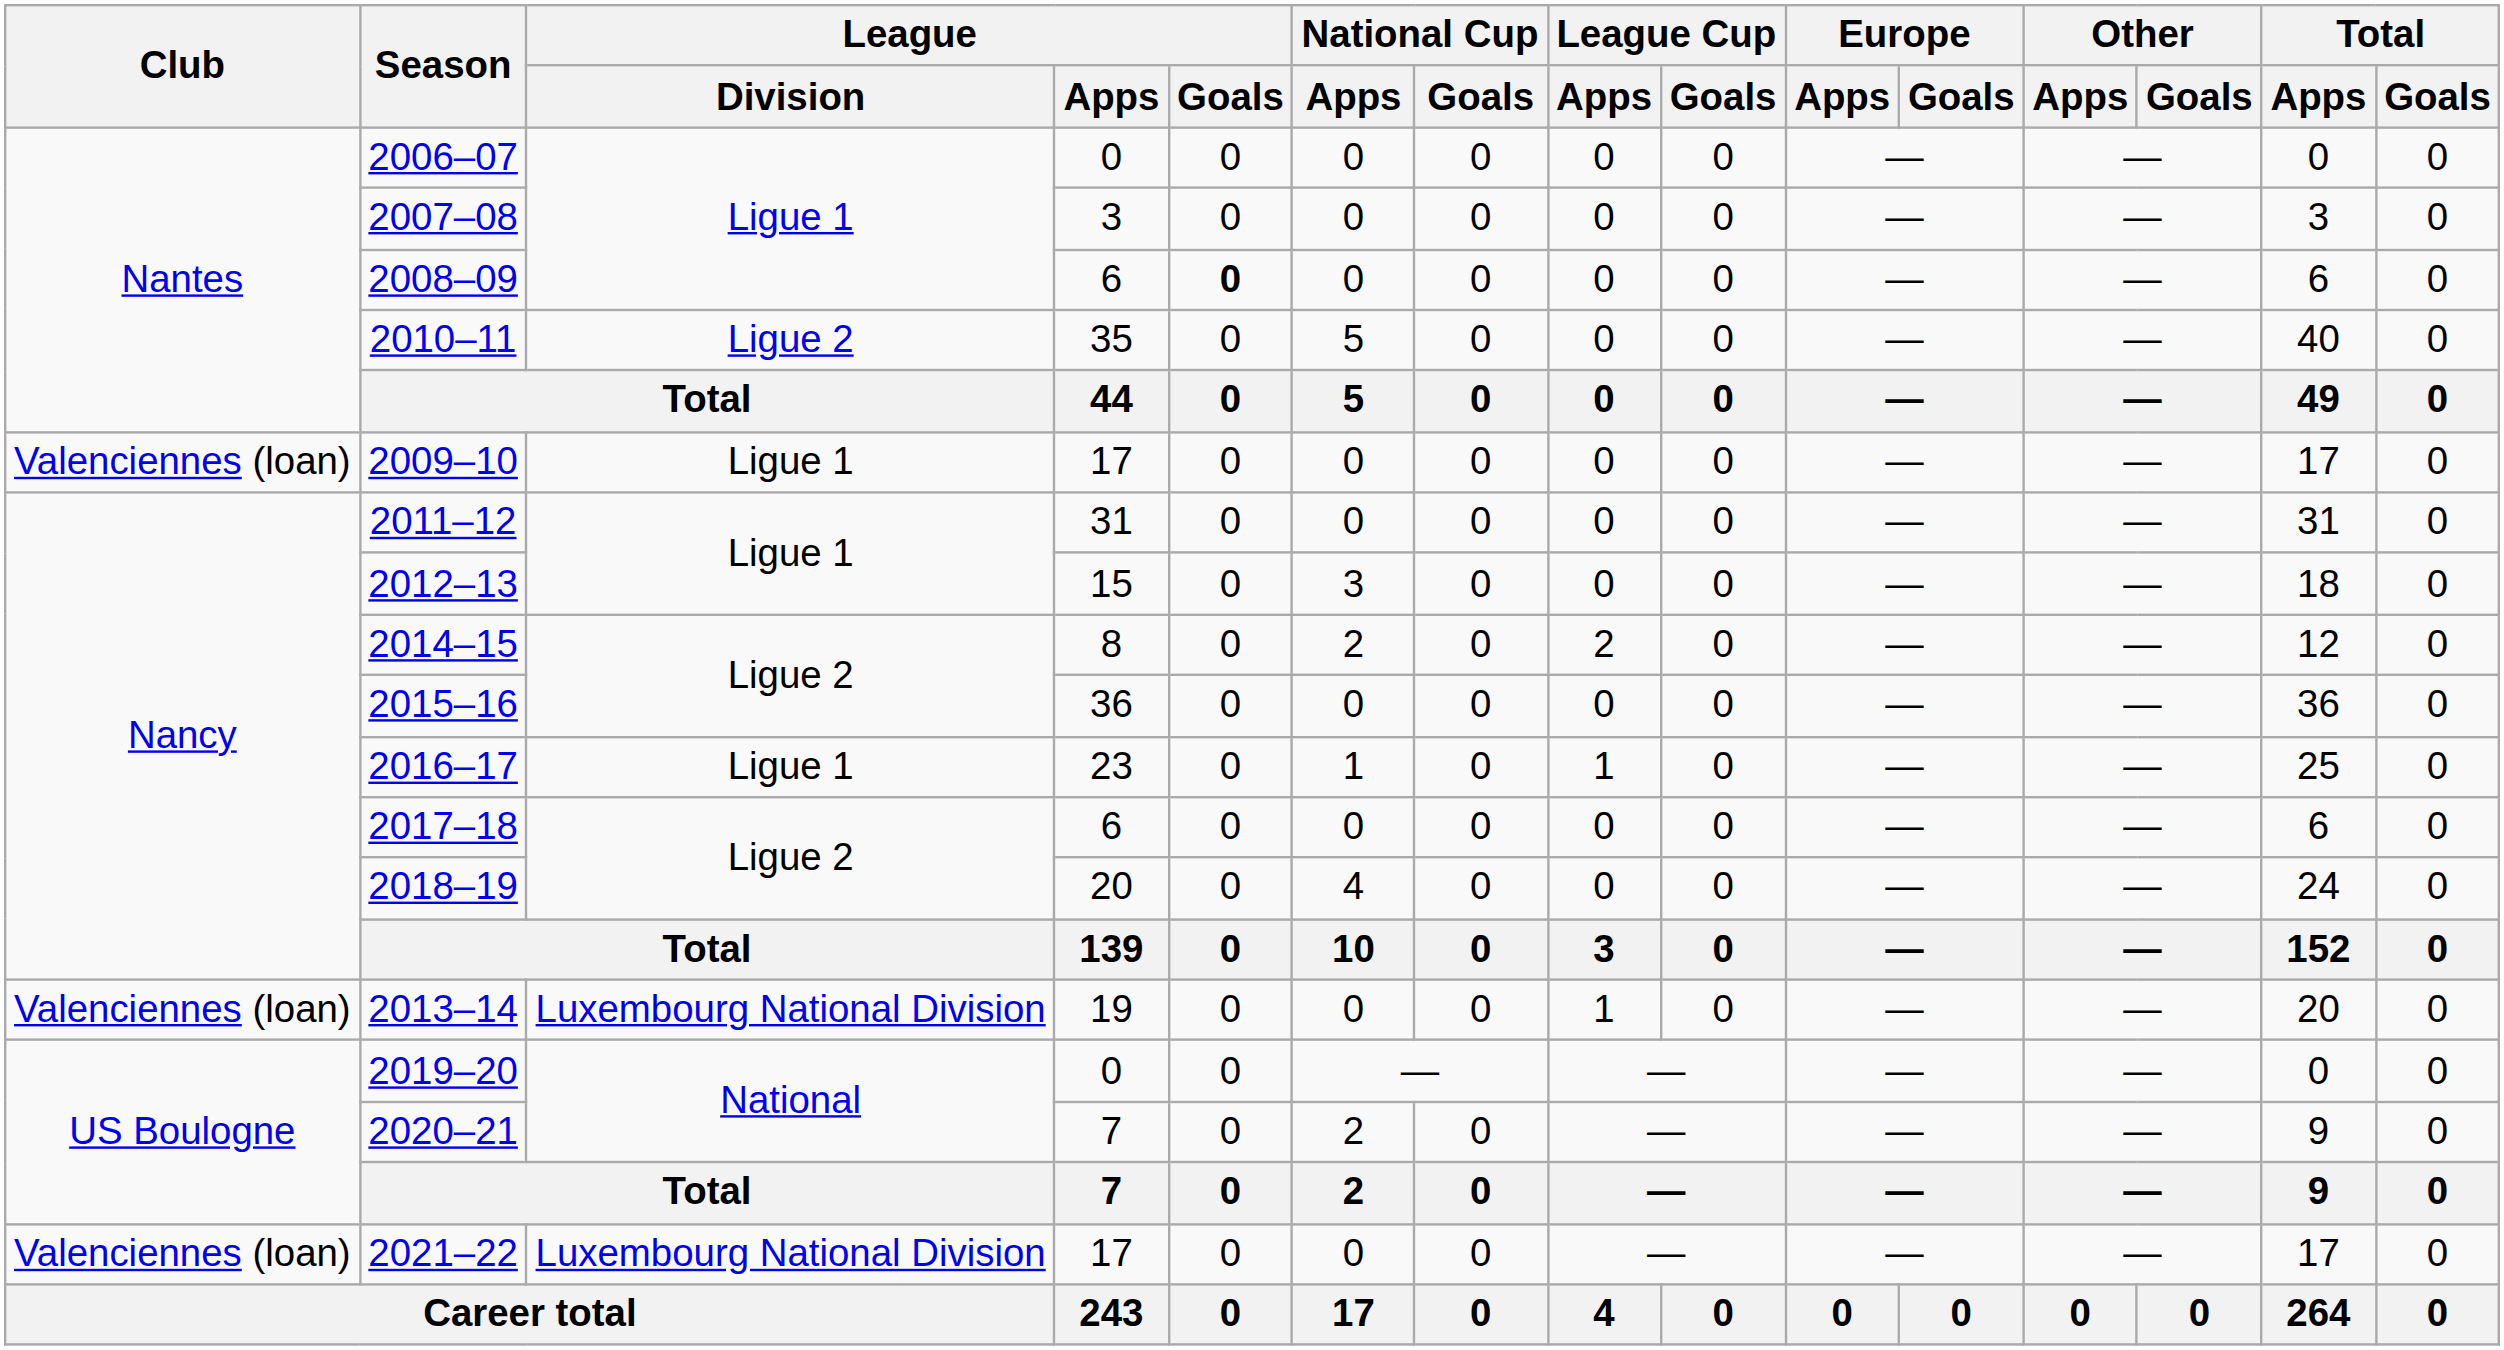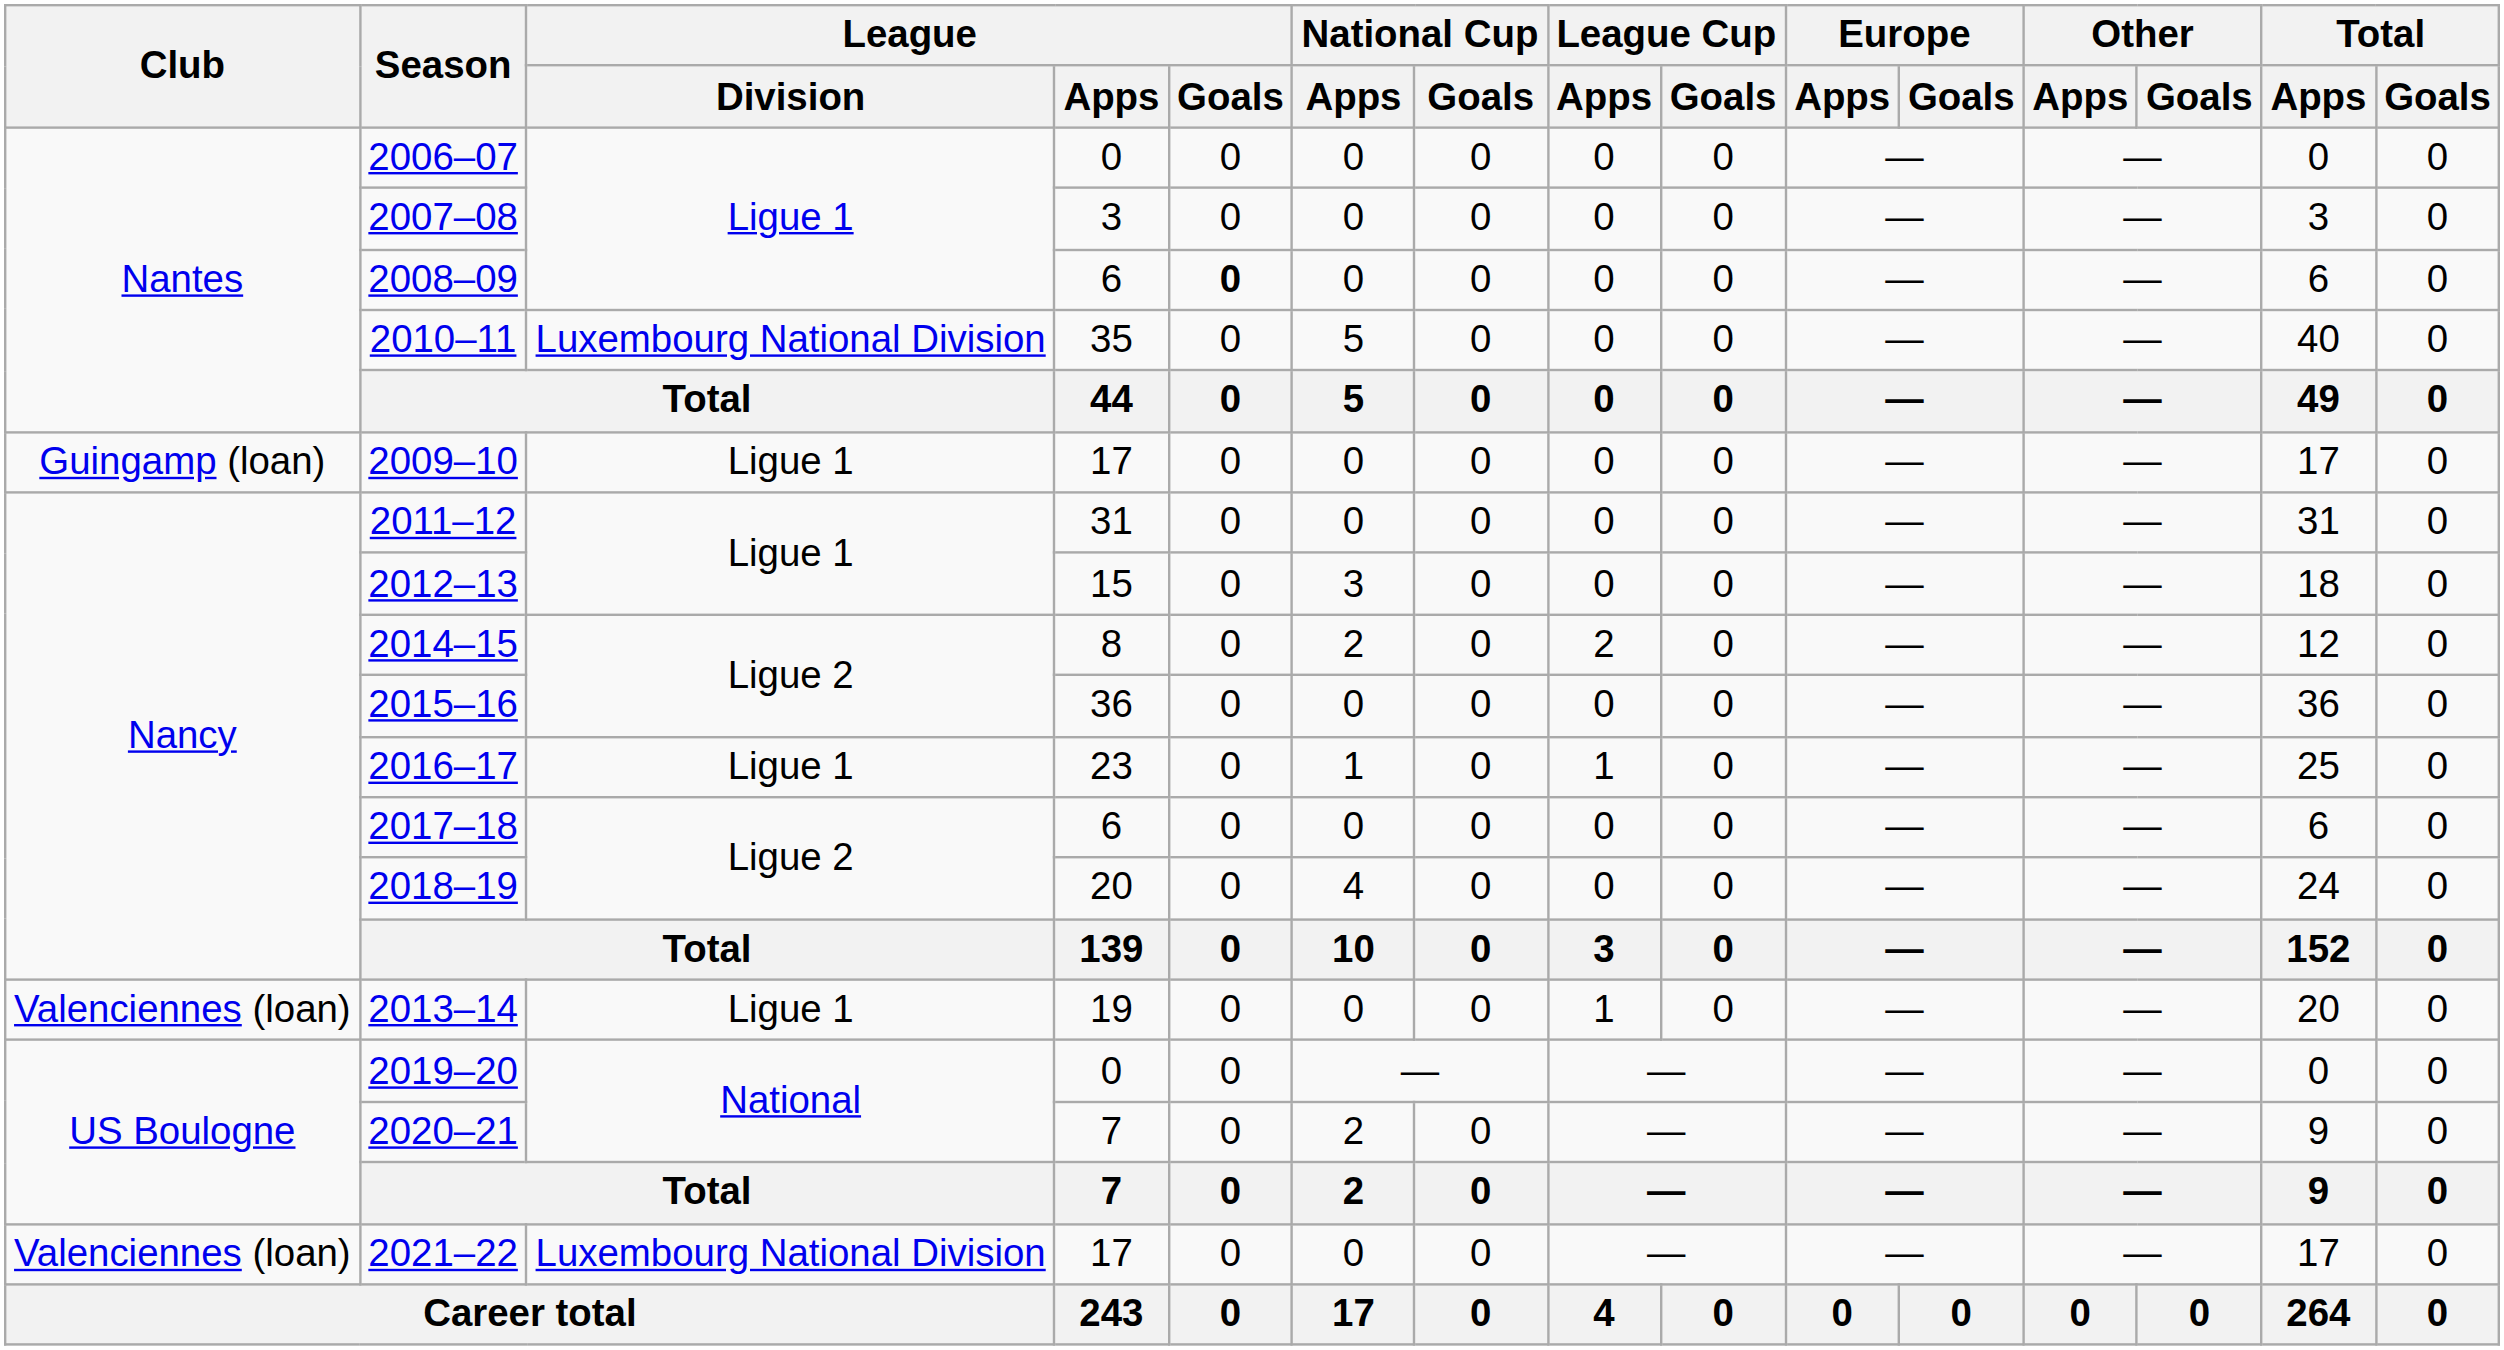(791, 339) Ligue 2 -> (791, 339) Luxembourg National Division
(182, 461) Valenciennes (loan) -> (182, 461) Guingamp (loan)
(791, 1009) Luxembourg National Division -> (791, 1009) Ligue 1
